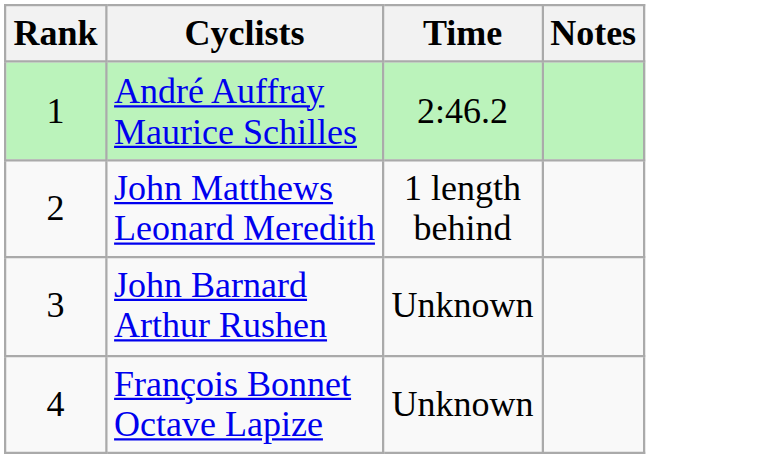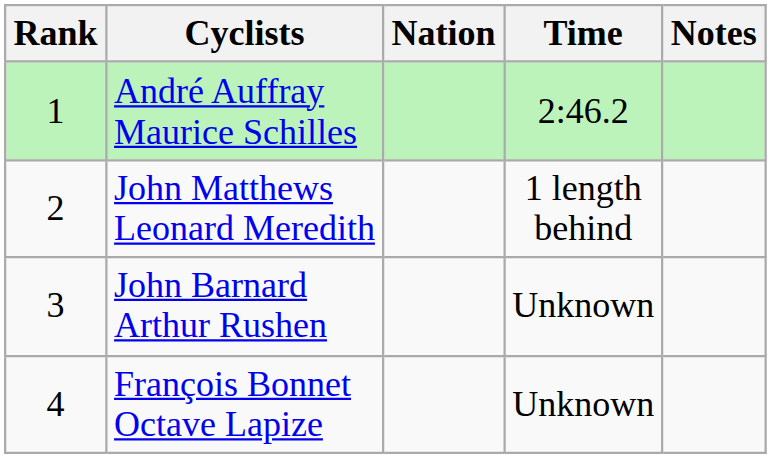+ column: (444, 33)
